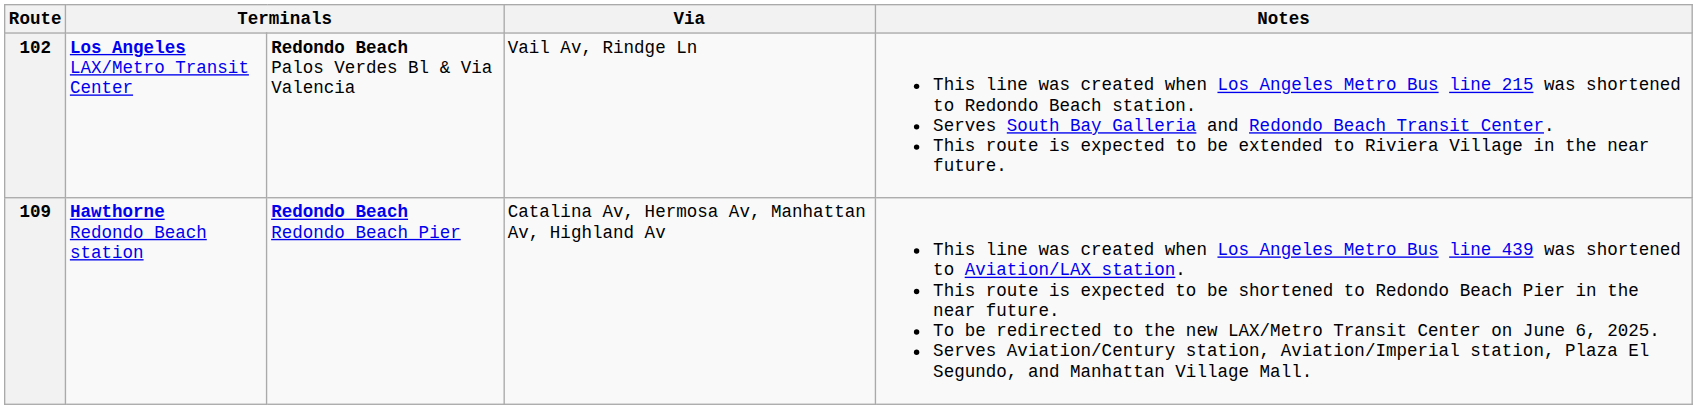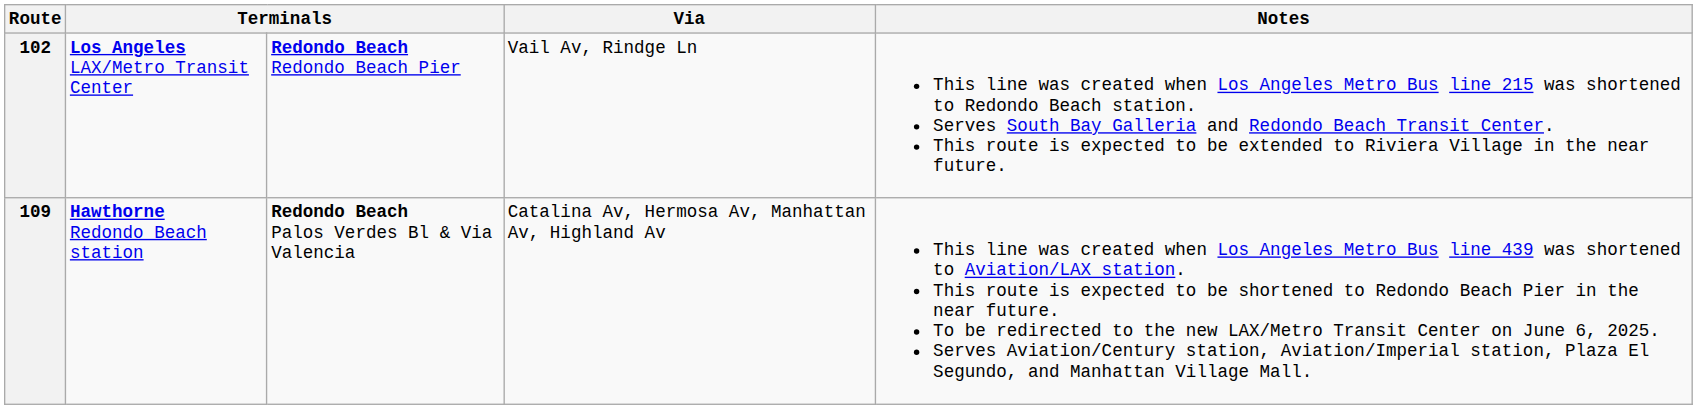(382, 68) Redondo Beach Palos Verdes Bl & Via Valencia -> (366, 58) Redondo Beach Redondo Beach Pier
(366, 223) Redondo Beach Redondo Beach Pier -> (382, 233) Redondo Beach Palos Verdes Bl & Via Valencia
